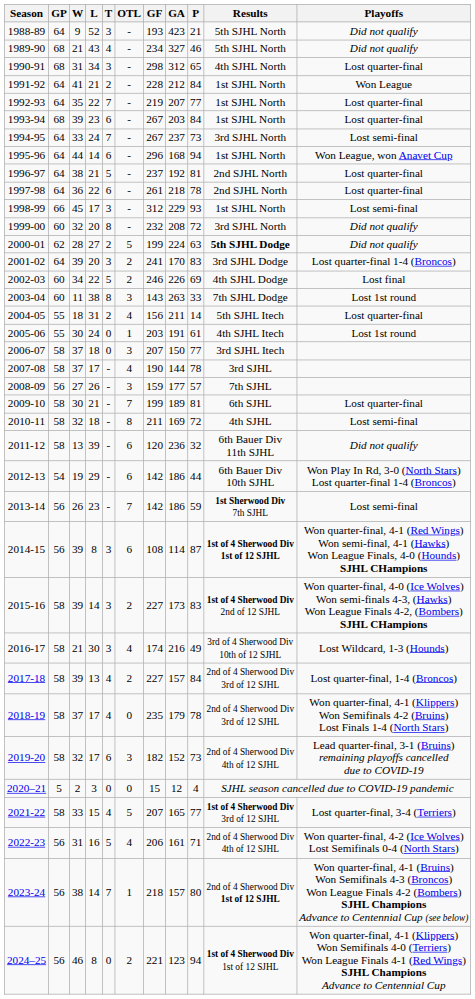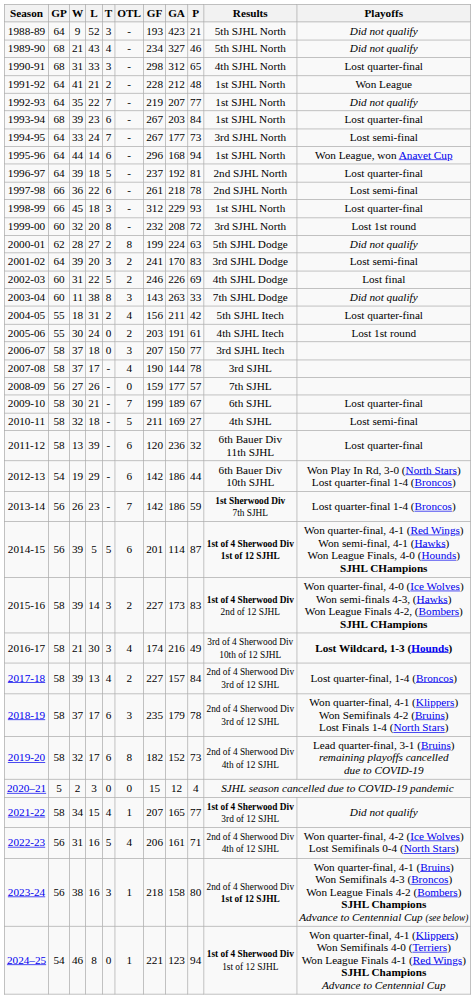(94, 66) 34 -> (94, 66) 33
(196, 84) 84 -> (196, 84) 48
(384, 102) Lost quarter-final -> (384, 102) Did not qualify
(177, 137) 237 -> (177, 137) 177
(78, 173) 38 -> (78, 173) 39
(94, 173) 21 -> (94, 173) 18
(59, 191) 64 -> (59, 191) 66
(384, 191) Lost quarter-final -> (384, 191) Lost semi-final
(94, 208) 17 -> (94, 208) 18
(384, 208) Lost semi-final -> (384, 208) Lost quarter-final
(384, 226) Did not qualify -> (384, 226) Lost 1st round
(129, 244) 5 -> (129, 244) 8
(250, 244) bold -> (250, 244) normal
(384, 262) Lost quarter-final 1-4 (Broncos) -> (384, 262) Lost semi-final
(78, 279) 34 -> (78, 279) 31
(384, 297) Lost 1st round -> (384, 297) Did not qualify
(196, 315) 14 -> (196, 315) 42
(129, 333) 1 -> (129, 333) 2
(129, 386) 3 -> (129, 386) 0
(196, 404) 81 -> (196, 404) 67
(129, 421) 8 -> (129, 421) 5
(196, 421) 72 -> (196, 421) 27
(384, 445) Did not qualify -> (384, 445) Lost quarter-final
(384, 506) Lost semi-final -> (384, 506) Lost quarter-final 1-4 (Broncos)
(94, 549) 8 -> (94, 549) 5
(108, 549) 3 -> (108, 549) 5
(155, 549) 108 -> (155, 549) 201
(384, 648) normal -> (384, 648) bold
(108, 715) 4 -> (108, 715) 6
(129, 715) 0 -> (129, 715) 3
(129, 758) 3 -> (129, 758) 8
(78, 812) 33 -> (78, 812) 34
(129, 812) 5 -> (129, 812) 1
(384, 812) Lost quarter-final, 3-4 (Terriers) -> (384, 812) Did not qualify
(94, 892) 14 -> (94, 892) 16
(108, 892) 7 -> (108, 892) 3
(177, 892) 157 -> (177, 892) 158
(59, 960) 56 -> (59, 960) 54
(129, 960) 2 -> (129, 960) 1
